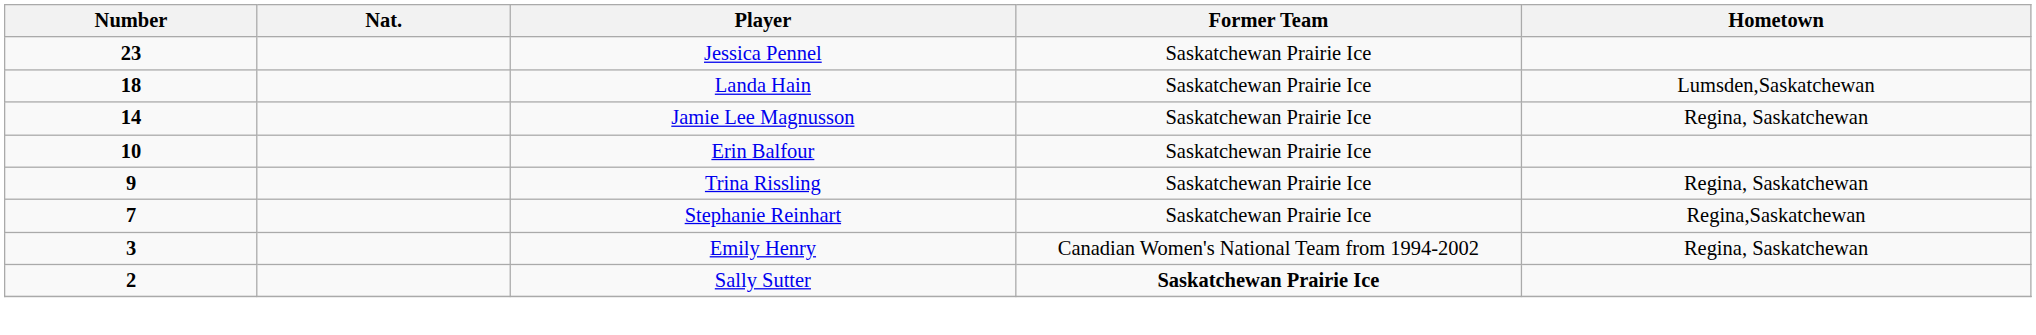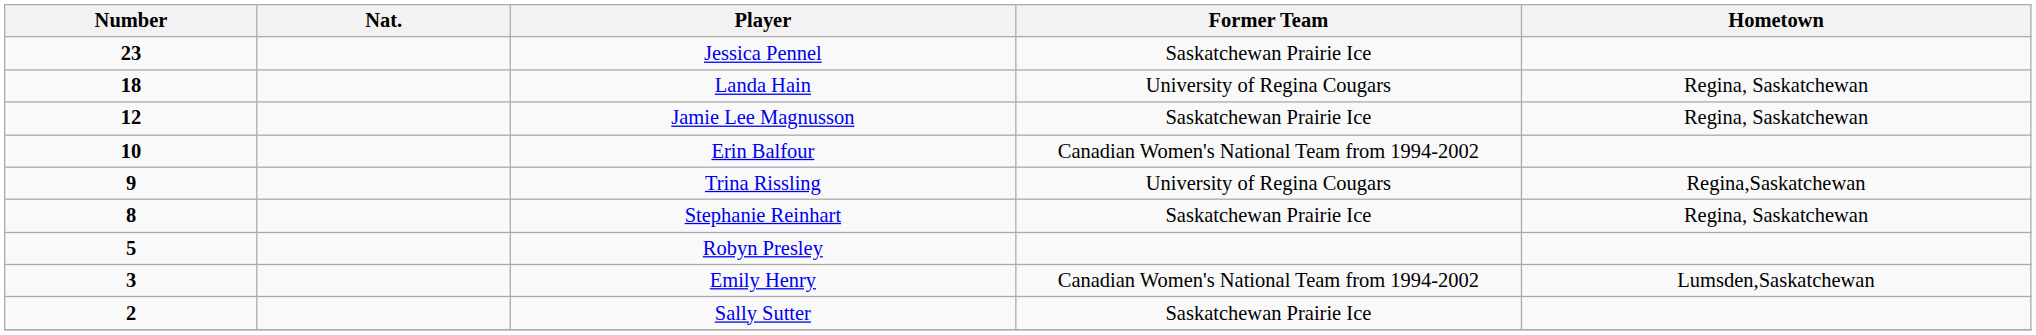(1268, 85) Saskatchewan Prairie Ice -> (1268, 85) University of Regina Cougars
(1776, 85) Lumsden,Saskatchewan -> (1776, 85) Regina, Saskatchewan
(131, 118) 14 -> (131, 118) 12
(1268, 150) Saskatchewan Prairie Ice -> (1268, 150) Canadian Women's National Team from 1994-2002
(1268, 183) Saskatchewan Prairie Ice -> (1268, 183) University of Regina Cougars
(1776, 183) Regina, Saskatchewan -> (1776, 183) Regina,Saskatchewan
(131, 215) 7 -> (131, 215) 8
(1776, 215) Regina,Saskatchewan -> (1776, 215) Regina, Saskatchewan
+ row: (763, 248)
(1776, 248) Regina, Saskatchewan -> (1776, 280) Lumsden,Saskatchewan
(1268, 280) bold -> (1268, 313) normal
